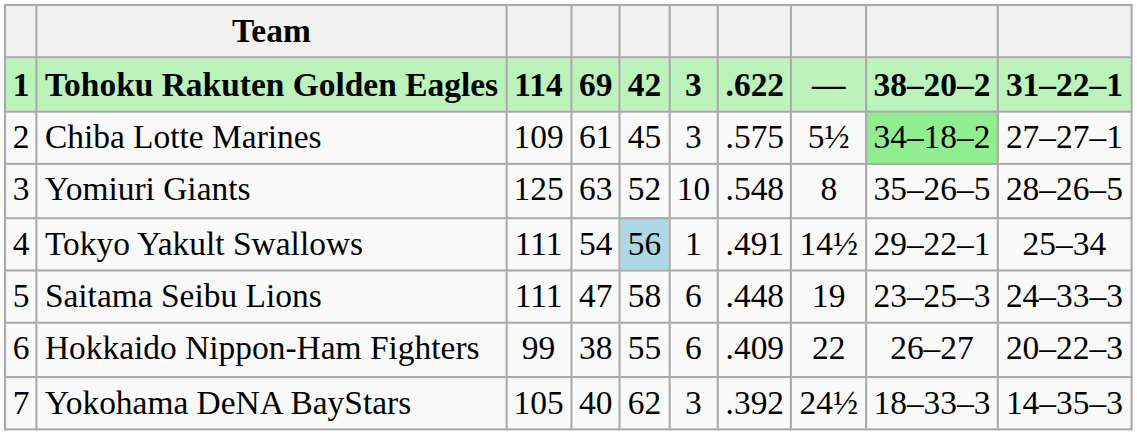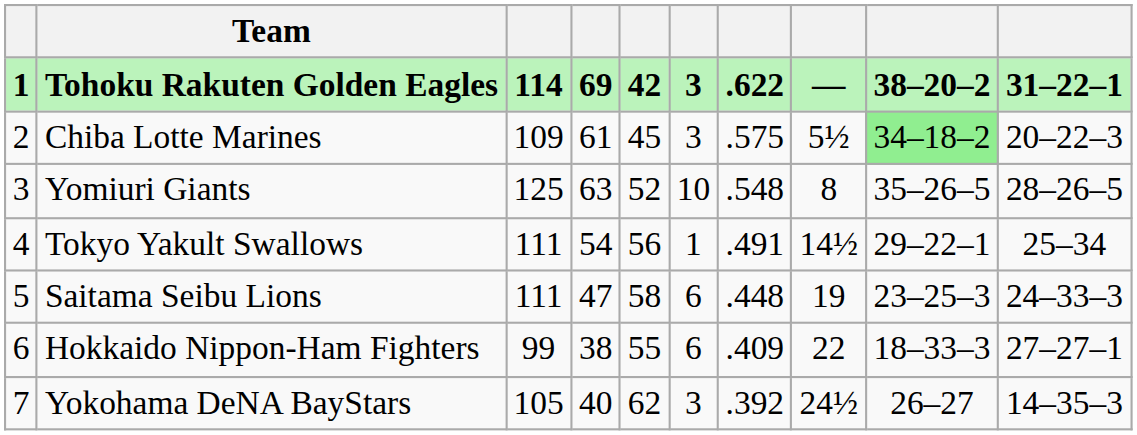(1064, 137) 27–27–1 -> (1064, 137) 20–22–3
(645, 243) lightblue background -> (645, 243) no background
(932, 349) 26–27 -> (932, 349) 18–33–3
(1064, 349) 20–22–3 -> (1064, 349) 27–27–1
(932, 402) 18–33–3 -> (932, 402) 26–27
